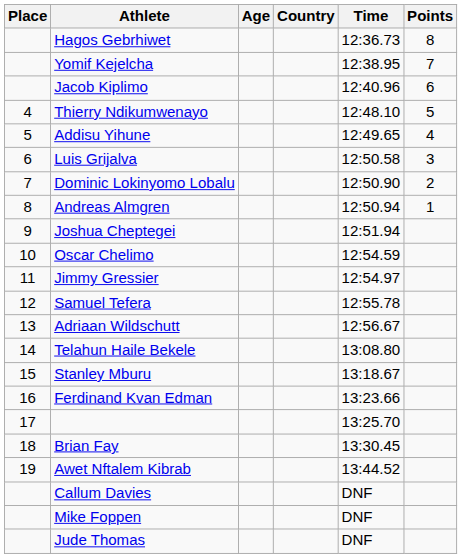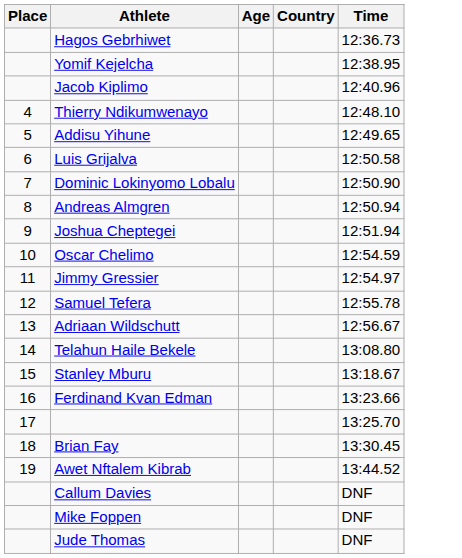- column: (430, 16)
